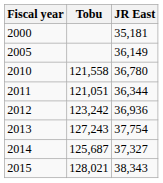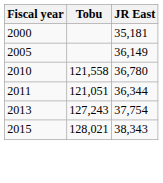- row: (19, 110)
- row: (19, 149)
